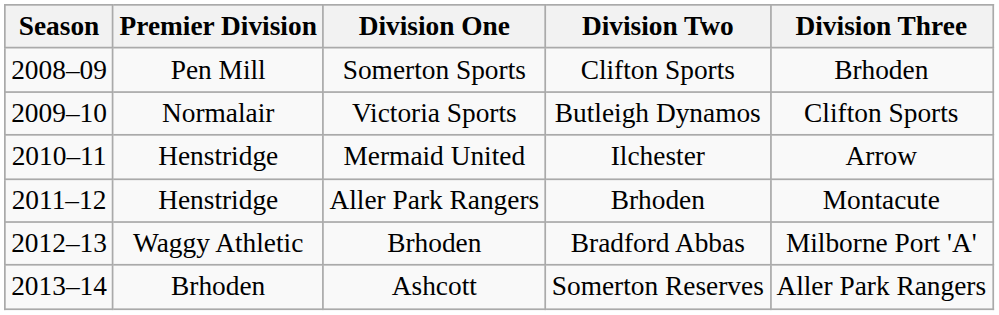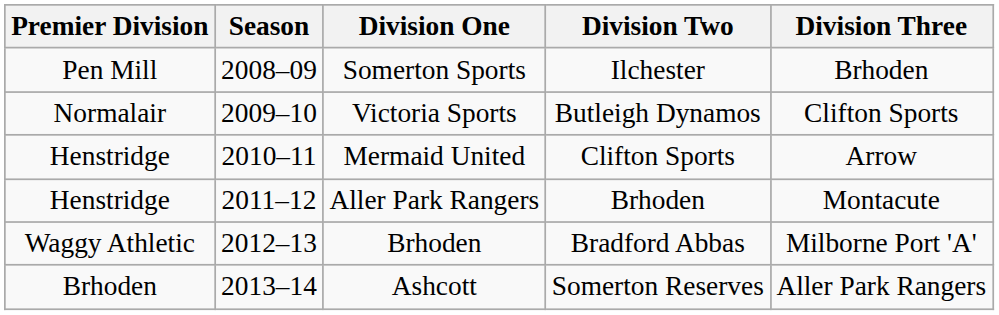columns swapped: (59, 26) <-> (218, 26)
(658, 69) Clifton Sports -> (658, 69) Ilchester
(658, 156) Ilchester -> (658, 156) Clifton Sports
